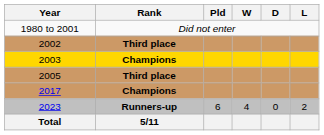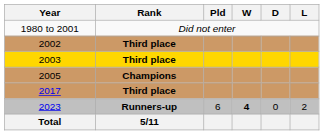(149, 60) Champions -> (149, 60) Third place
(149, 75) Third place -> (149, 75) Champions
(149, 91) Champions -> (149, 91) Third place
(247, 107) normal -> (247, 107) bold
